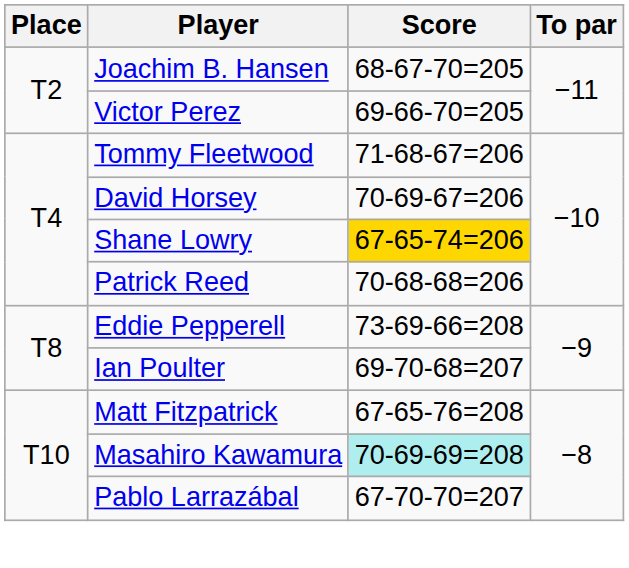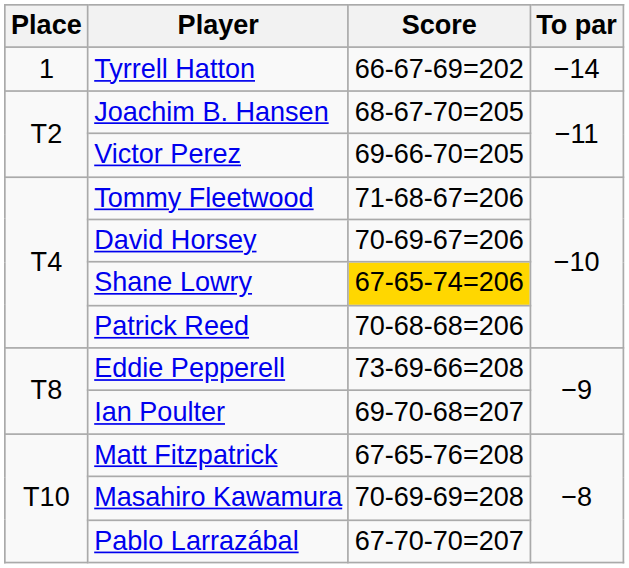+ row: (175, 68)
(439, 454) paleturquoise background -> (439, 497) no background
